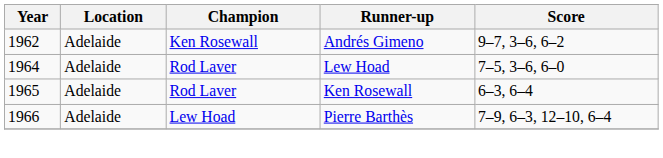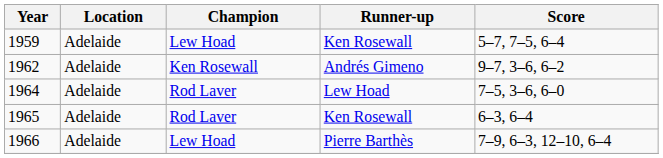+ row: (24, 41)
